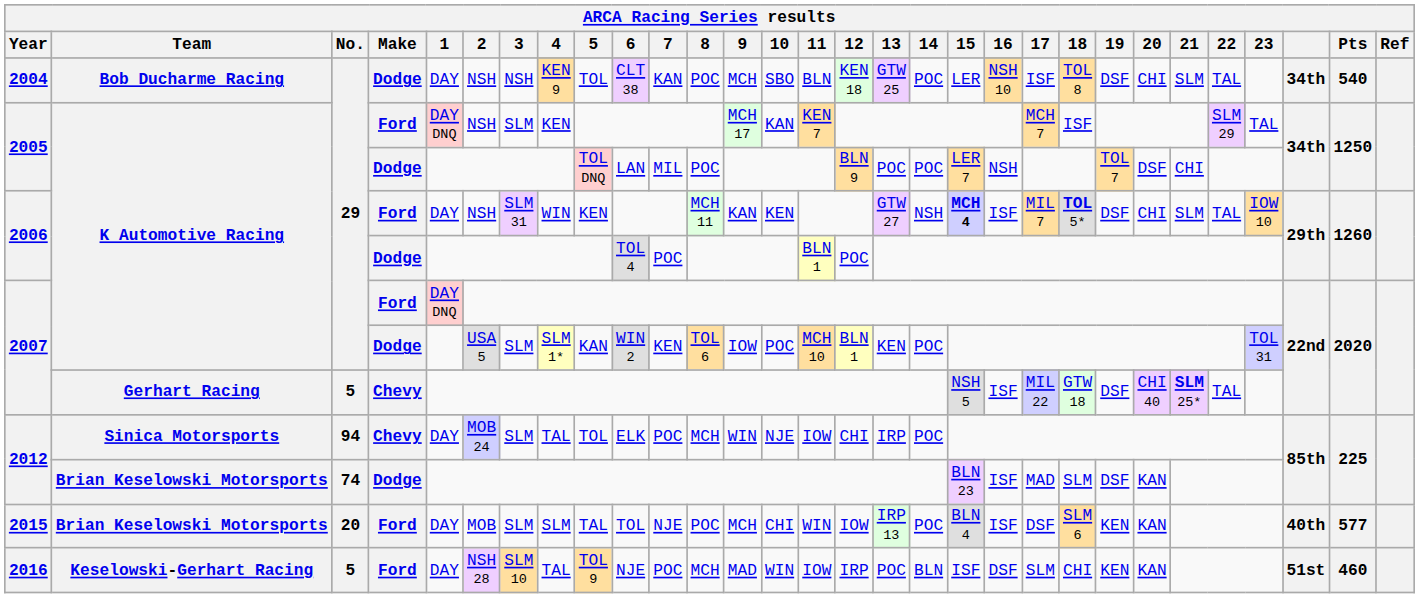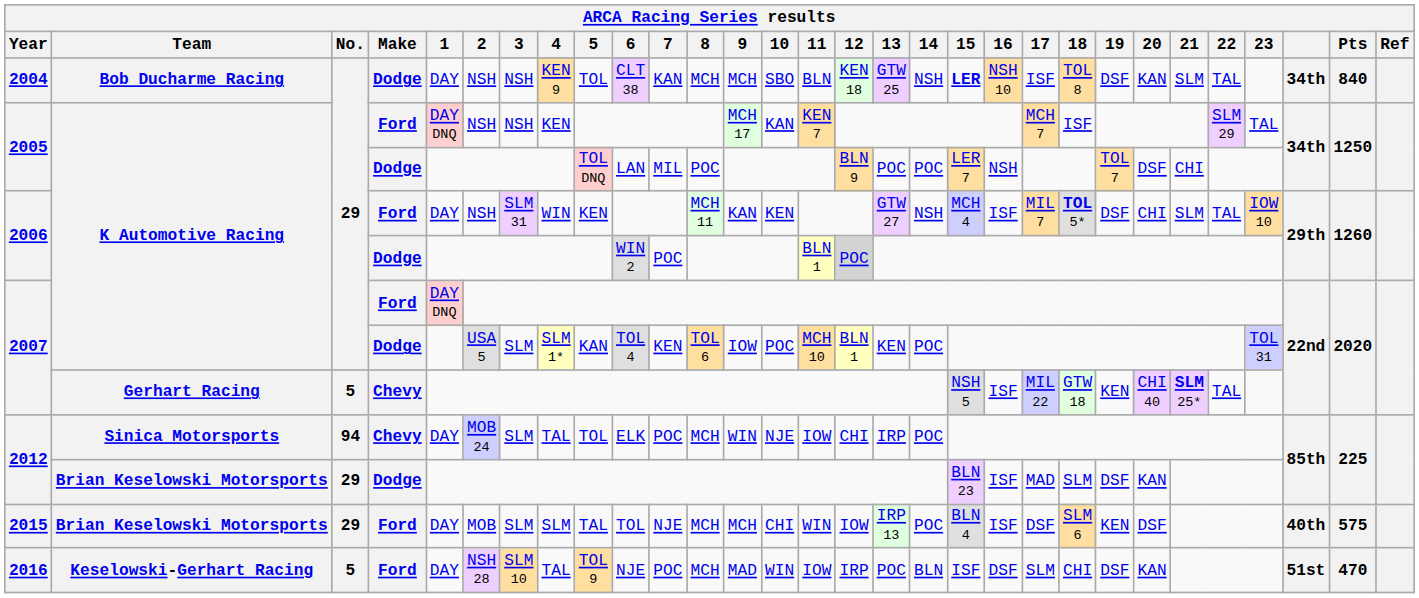(705, 80) POC -> (705, 80) MCH
(929, 80) POC -> (929, 80) NSH
(966, 80) normal -> (966, 80) bold
(1152, 80) CHI -> (1152, 80) KAN
(1353, 80) 540 -> (1353, 80) 840
(519, 124) SLM -> (519, 124) NSH
(966, 213) bold -> (966, 213) normal
(631, 257) TOL 4 -> (631, 257) WIN 2
(854, 258) no background -> (854, 258) lightgrey background
(631, 346) WIN 2 -> (631, 346) TOL 4
(1115, 392) DSF -> (1115, 392) KEN
(350, 481) 74 -> (350, 481) 29
(350, 526) 20 -> (350, 526) 29
(705, 526) POC -> (705, 526) MCH
(1152, 526) KAN -> (1152, 526) DSF
(1353, 526) 577 -> (1353, 526) 575
(1115, 570) KEN -> (1115, 570) DSF
(1353, 570) 460 -> (1353, 570) 470
